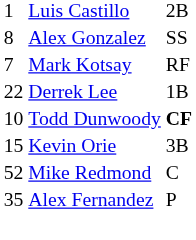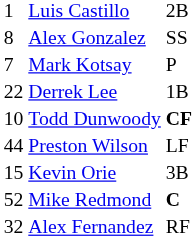(178, 64) RF -> (171, 64) P
+ row: (88, 145)
(172, 173) normal -> (173, 200) bold
(14, 200) 35 -> (14, 227) 32
(171, 200) P -> (178, 227) RF
